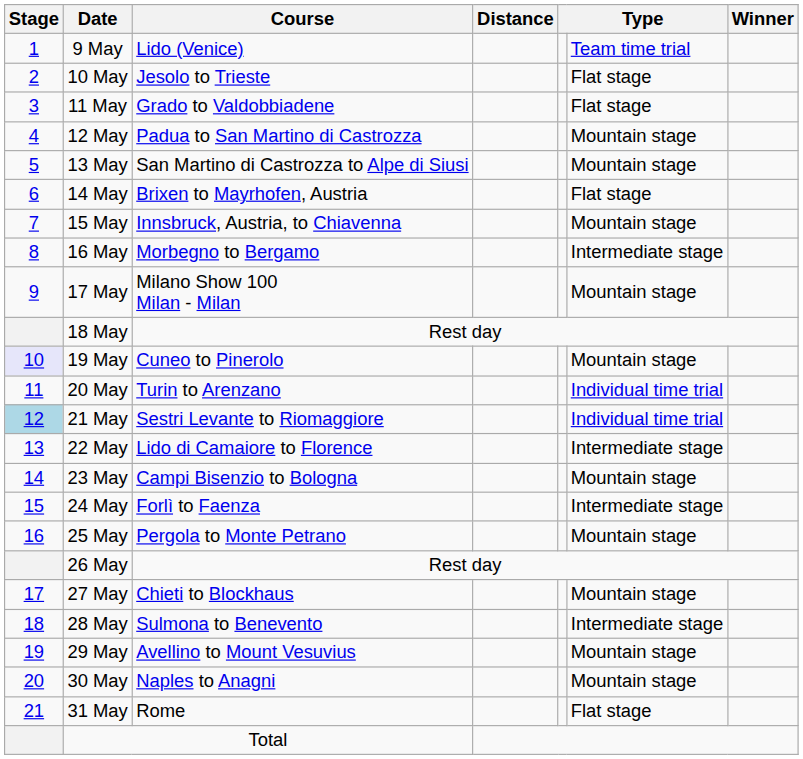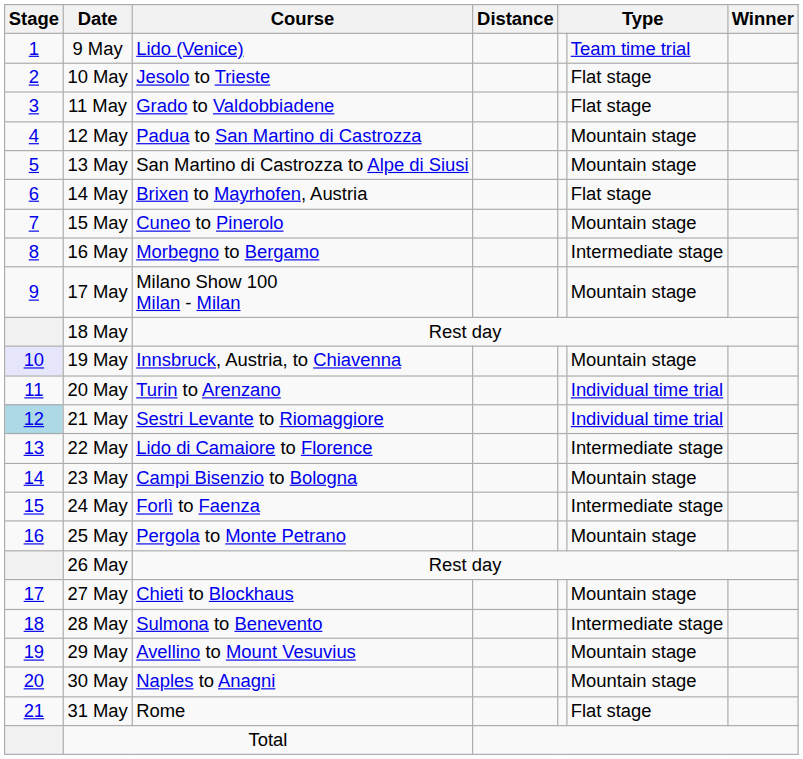(269, 223) Innsbruck, Austria, to Chiavenna -> (210, 223) Cuneo to Pinerolo
(210, 360) Cuneo to Pinerolo -> (269, 360) Innsbruck, Austria, to Chiavenna
